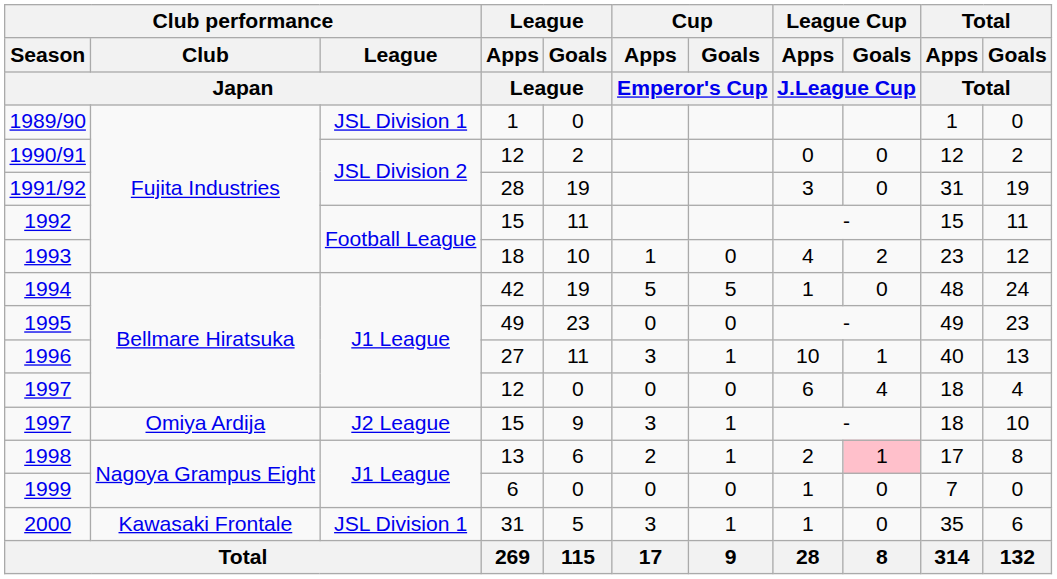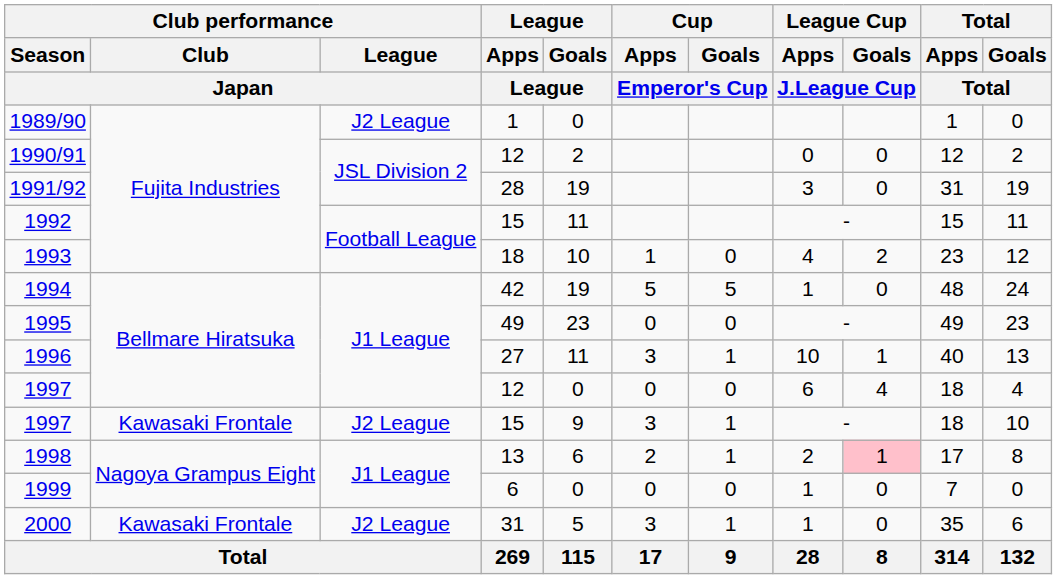(401, 121) JSL Division 1 -> (401, 121) J2 League
(205, 423) Omiya Ardija -> (205, 423) Kawasaki Frontale
(401, 523) JSL Division 1 -> (401, 523) J2 League
